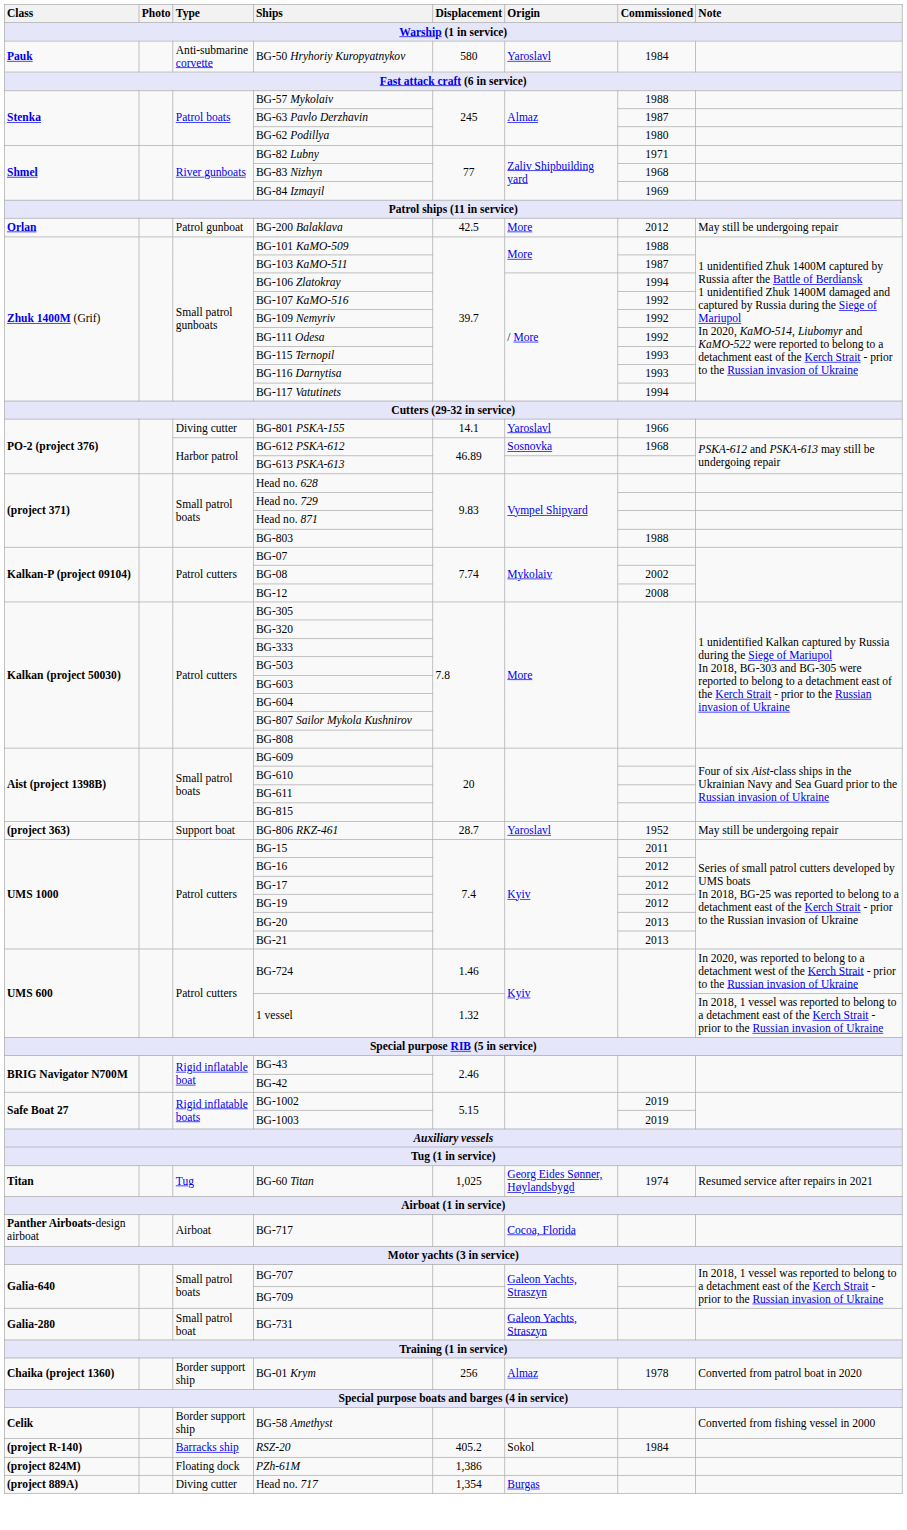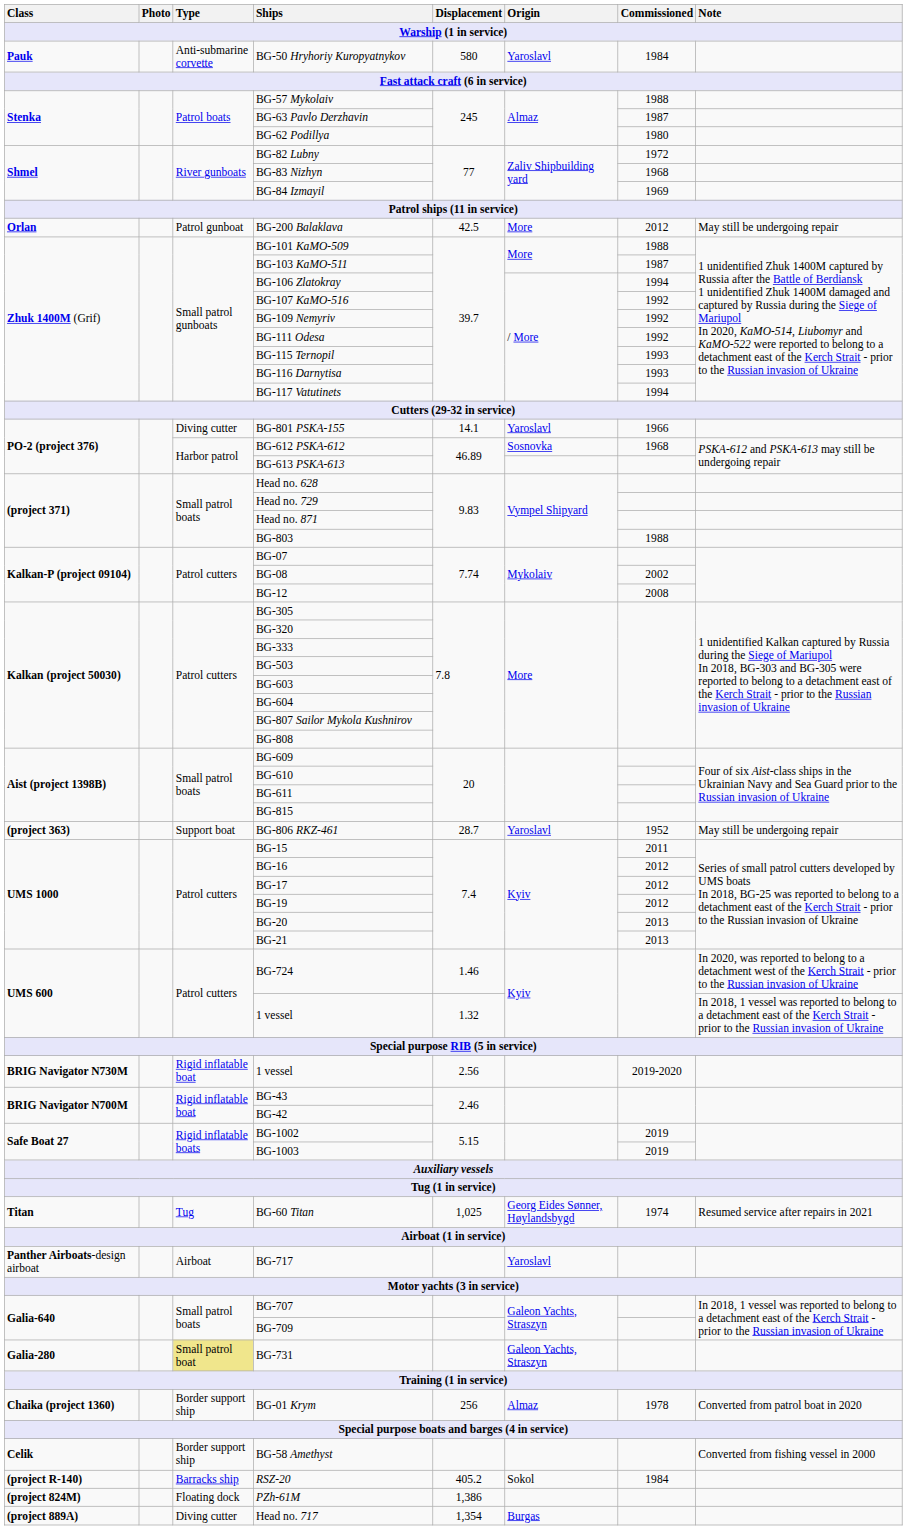(657, 154) 1971 -> (657, 154) 1972
+ row: (67, 1071)
(542, 1230) Cocoa, Florida -> (529, 1261) Yaroslavl
(204, 1324) no background -> (204, 1355) khaki background
